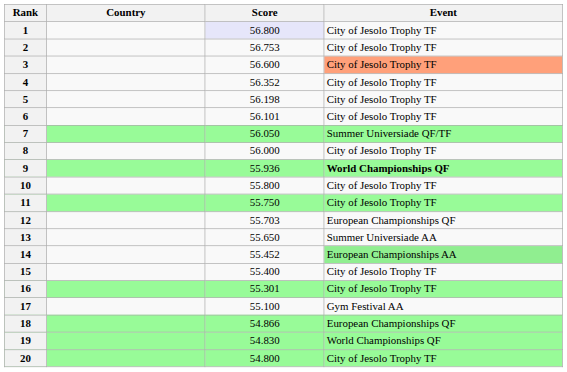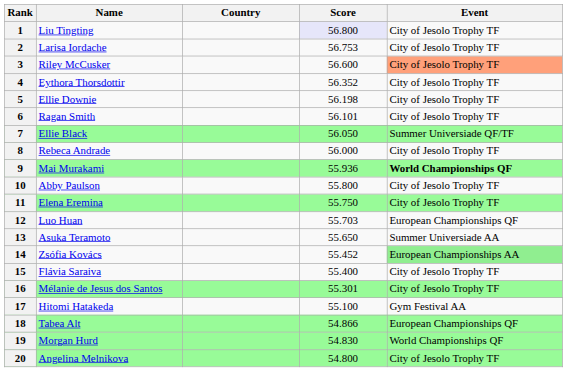+ column: (109, 13)
